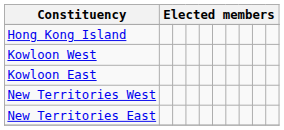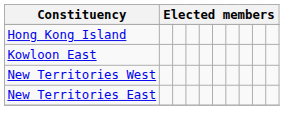- row: (52, 55)
